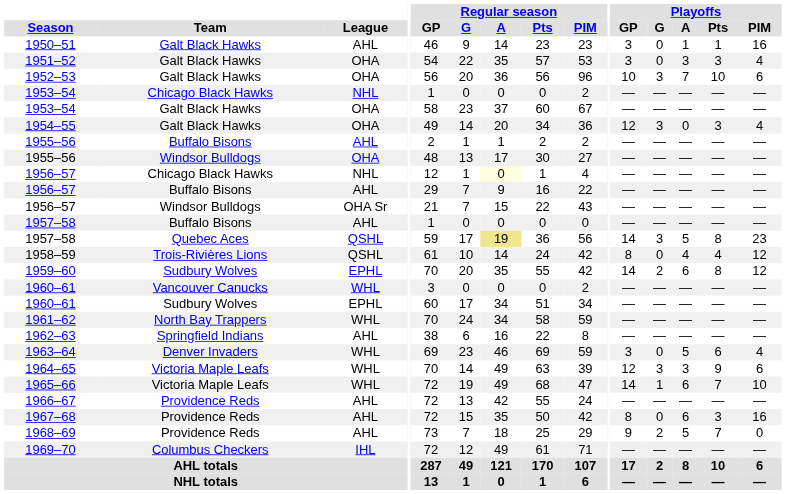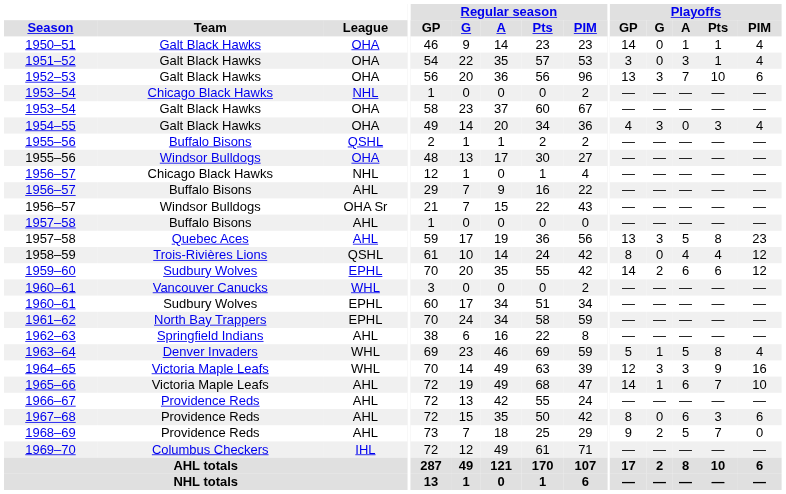(365, 44) AHL -> (365, 44) OHA
(628, 44) 3 -> (628, 44) 14
(760, 44) 16 -> (760, 44) 4
(718, 60) 3 -> (718, 60) 1
(628, 76) 10 -> (628, 76) 13
(628, 125) 12 -> (628, 125) 4
(365, 141) AHL -> (365, 141) QSHL
(501, 174) lightyellow background -> (501, 174) no background
(365, 238) QSHL -> (365, 238) AHL
(501, 238) khaki background -> (501, 238) no background
(628, 238) 14 -> (628, 238) 13
(718, 271) 8 -> (718, 271) 6
(365, 319) WHL -> (365, 319) EPHL
(628, 352) 3 -> (628, 352) 5
(660, 352) 0 -> (660, 352) 1
(718, 352) 6 -> (718, 352) 8
(760, 368) 6 -> (760, 368) 16
(365, 384) WHL -> (365, 384) AHL
(760, 417) 16 -> (760, 417) 6
